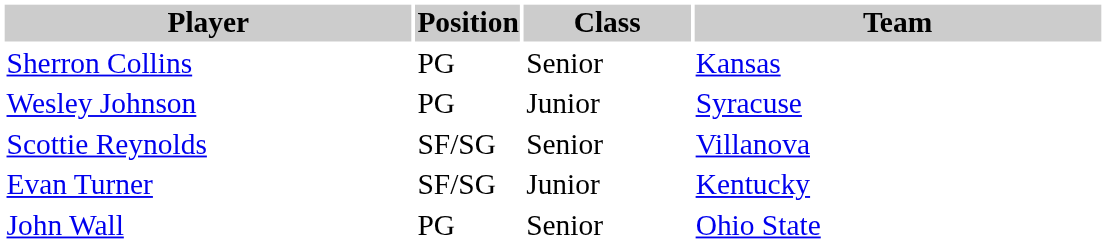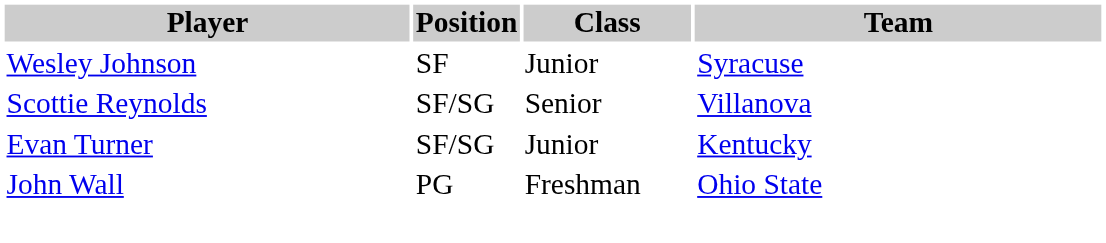- row: (99, 63)
(436, 103) PG -> (432, 63) SF
(565, 225) Senior -> (583, 184) Freshman
